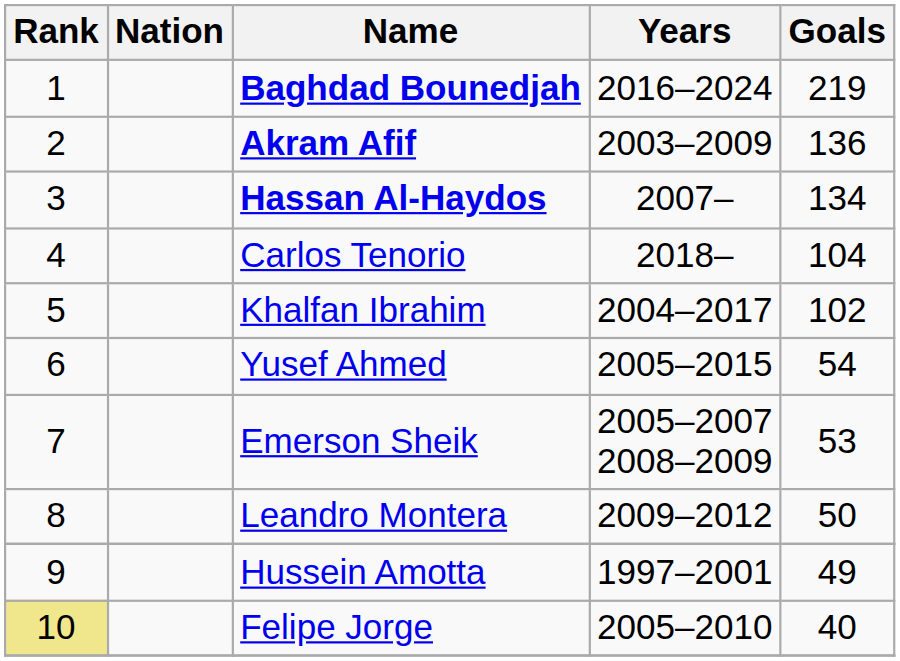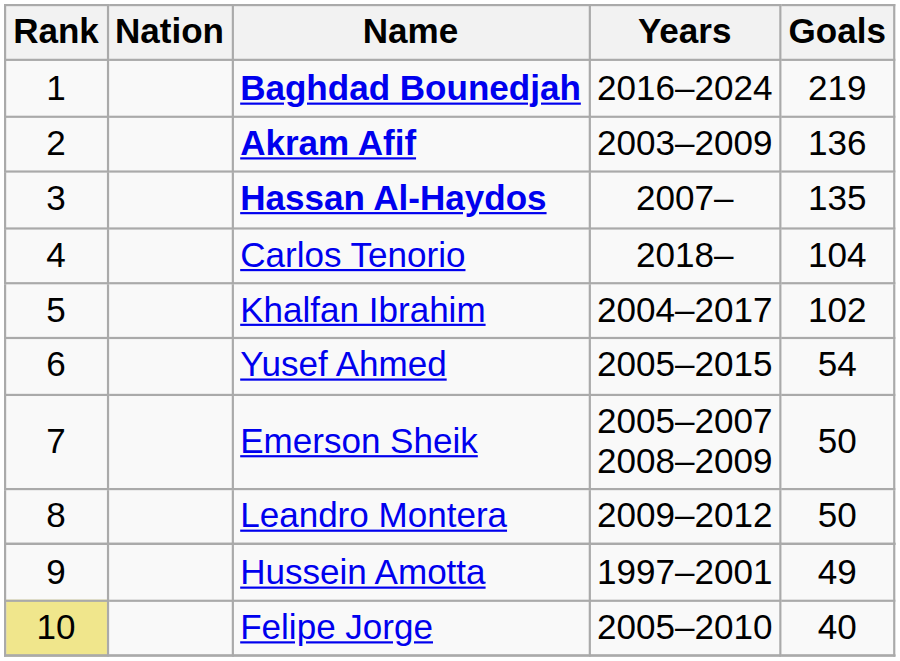(837, 198) 134 -> (837, 198) 135
(837, 440) 53 -> (837, 440) 50
